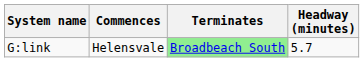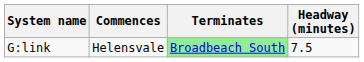(302, 47) 5.7 -> (302, 47) 7.5
